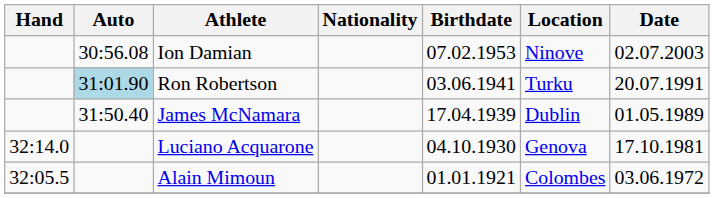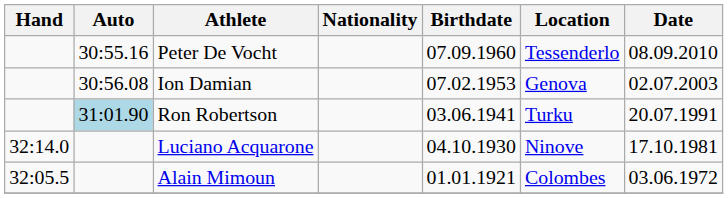+ row: (217, 51)
(554, 51) Ninove -> (556, 83) Genova
- row: (229, 114)
(556, 146) Genova -> (554, 146) Ninove
